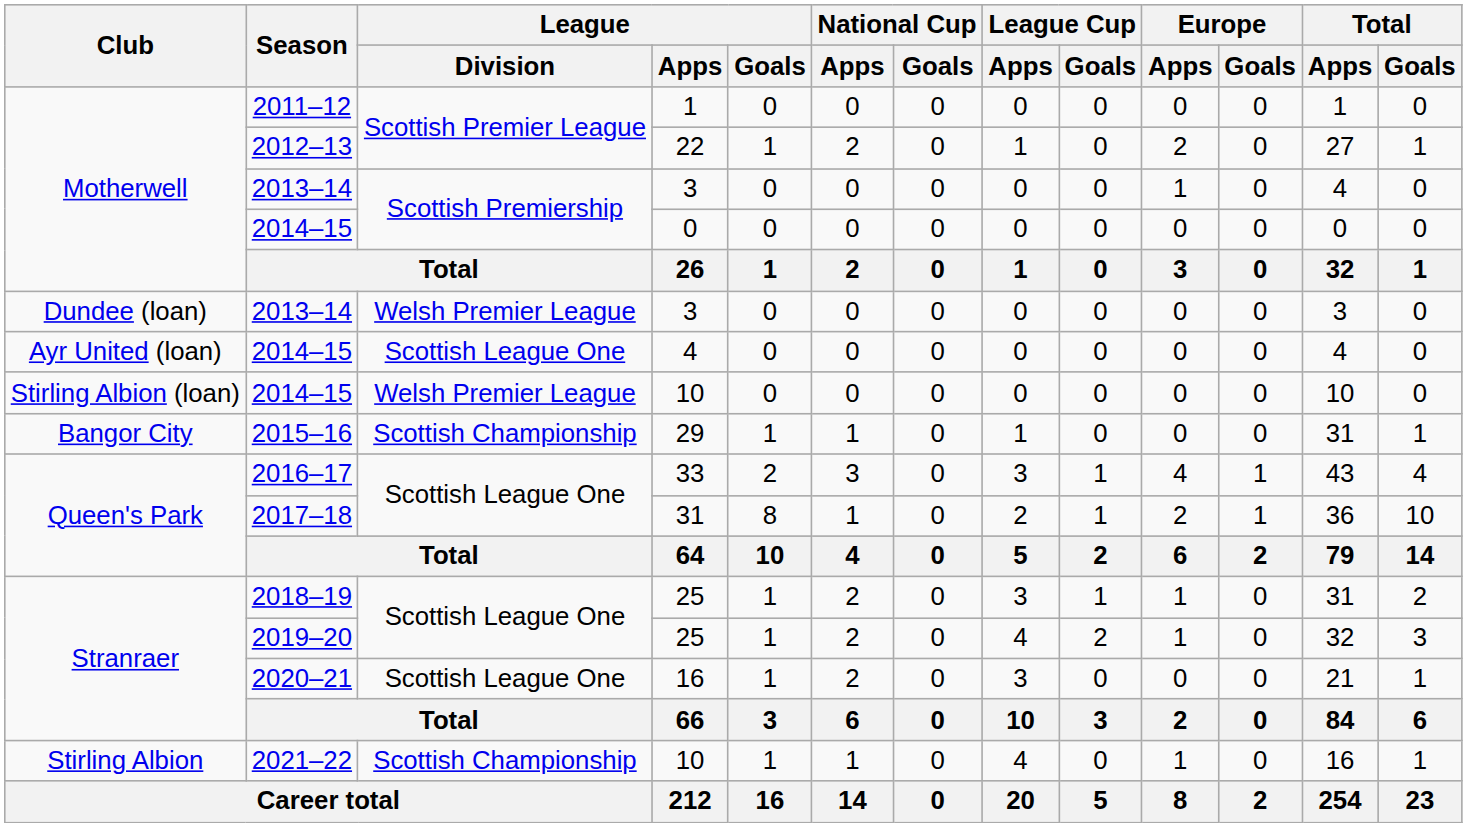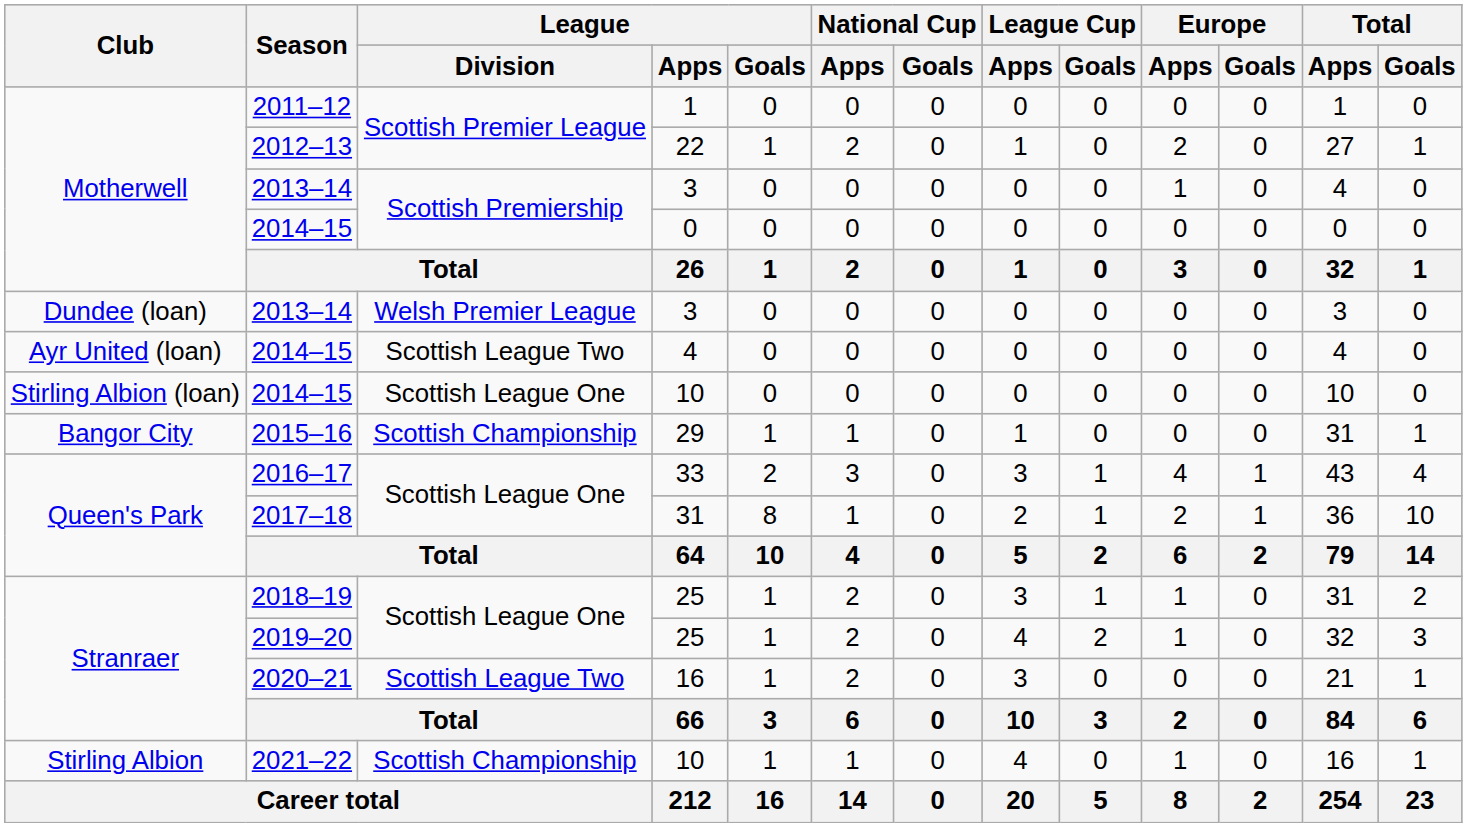(505, 351) Scottish League One -> (505, 351) Scottish League Two
(505, 392) Welsh Premier League -> (505, 392) Scottish League One
(505, 678) Scottish League One -> (505, 678) Scottish League Two
